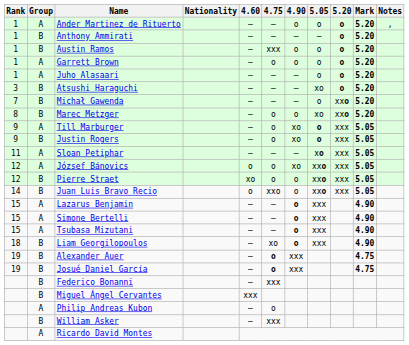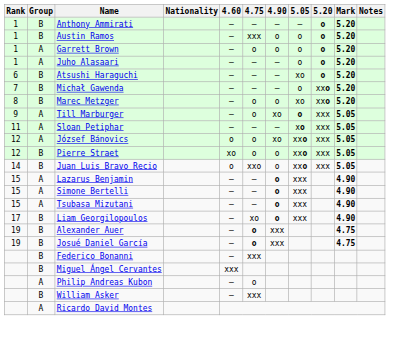- row: (119, 24)
(16, 88) 3 -> (16, 75) 6
- row: (88, 140)
(16, 243) 18 -> (16, 218) 17
